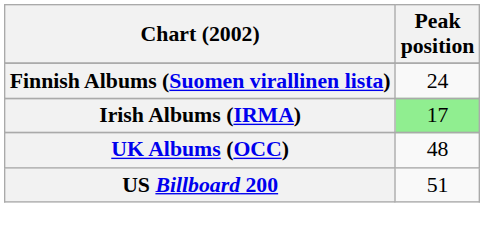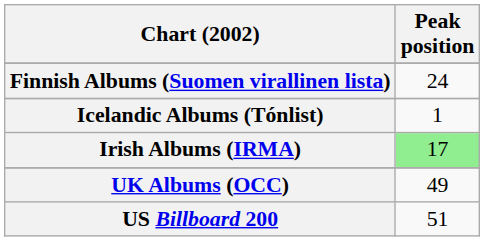+ row: (200, 115)
(438, 149) 48 -> (438, 184) 49
